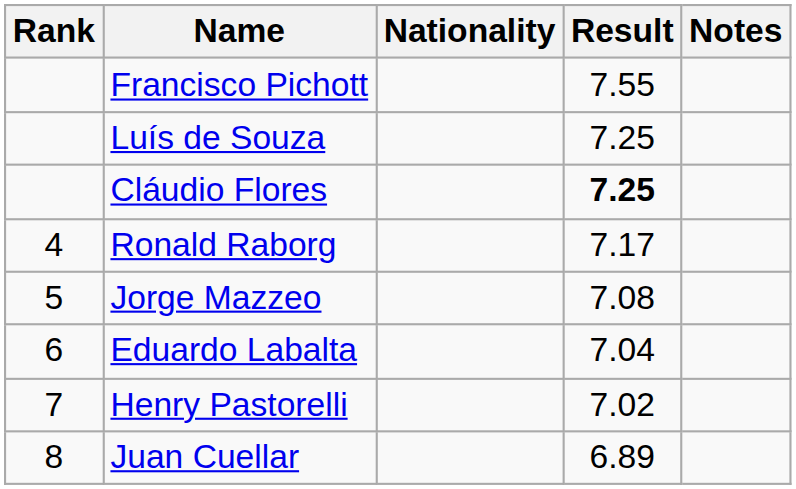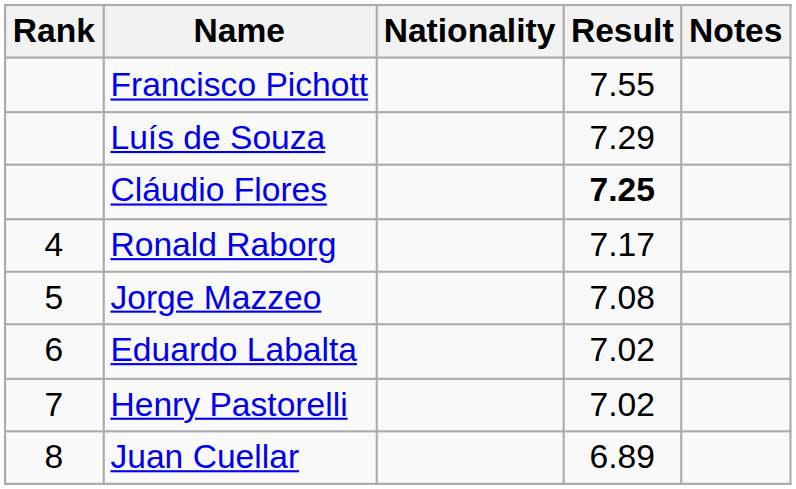(622, 137) 7.25 -> (622, 137) 7.29
(622, 350) 7.04 -> (622, 350) 7.02
